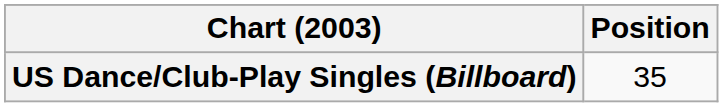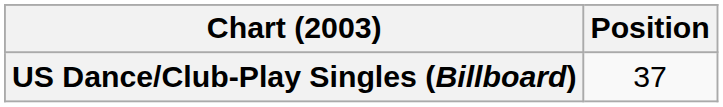(650, 76) 35 -> (650, 76) 37
